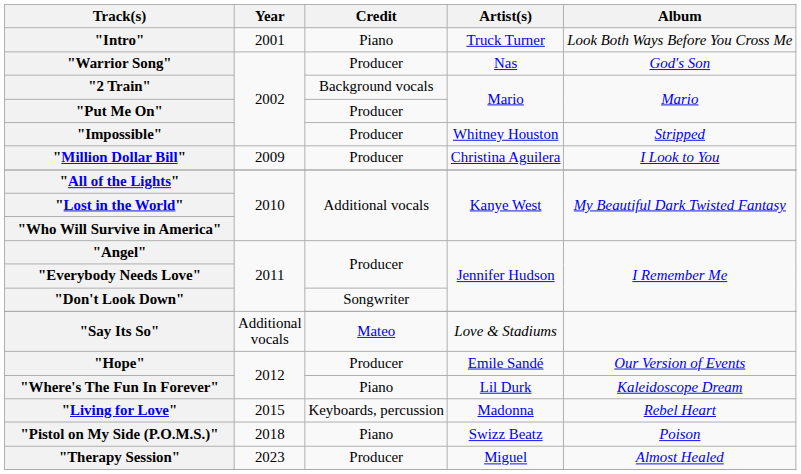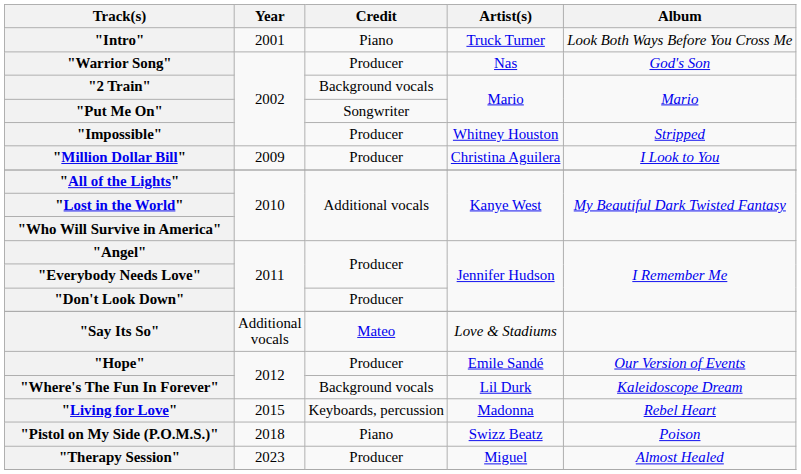(376, 110) Producer -> (376, 110) Songwriter
(376, 299) Songwriter -> (376, 299) Producer
(376, 387) Piano -> (376, 387) Background vocals
